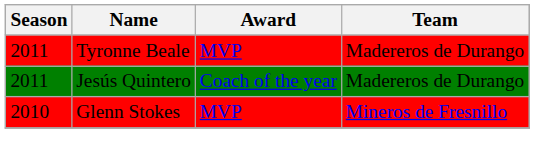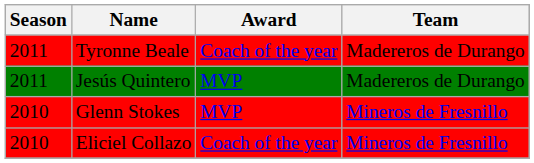(221, 50) MVP -> (269, 50) Coach of the year
(268, 81) Coach of the year -> (221, 81) MVP
+ row: (134, 142)
